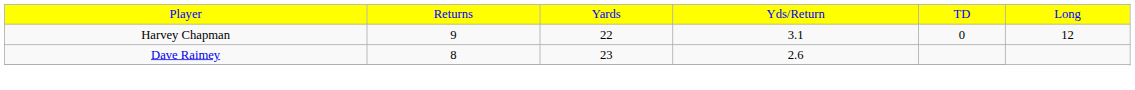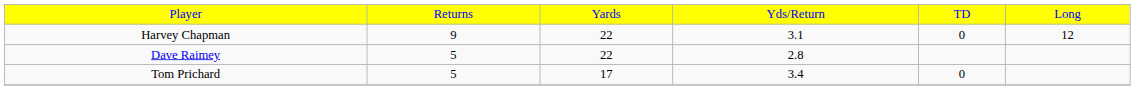(453, 54) 8 -> (453, 54) 5
(606, 54) 23 -> (606, 54) 22
(796, 54) 2.6 -> (796, 54) 2.8
+ row: (186, 74)
